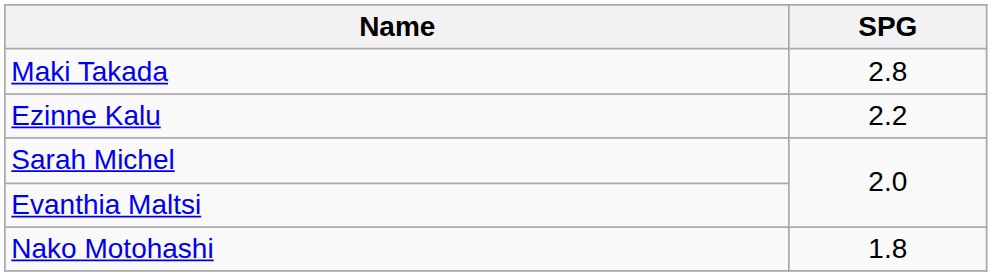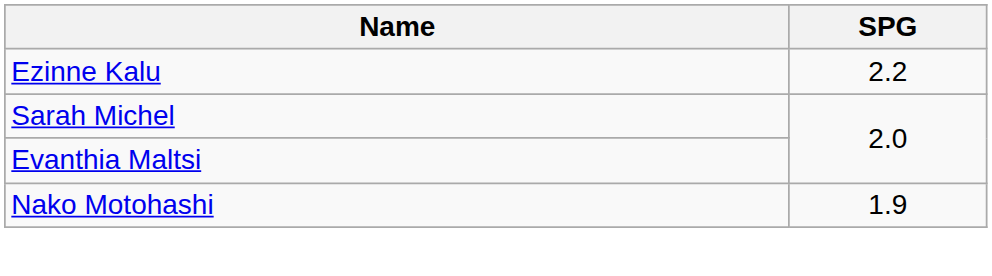- row: (90, 71)
(888, 248) 1.8 -> (888, 204) 1.9
